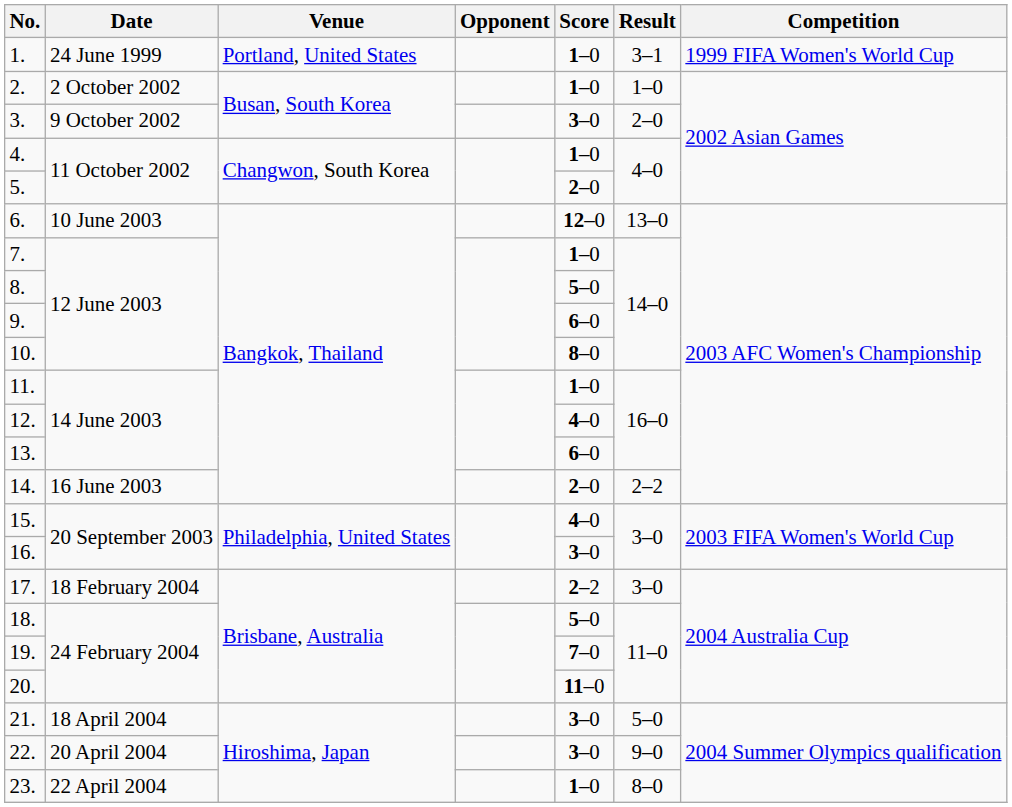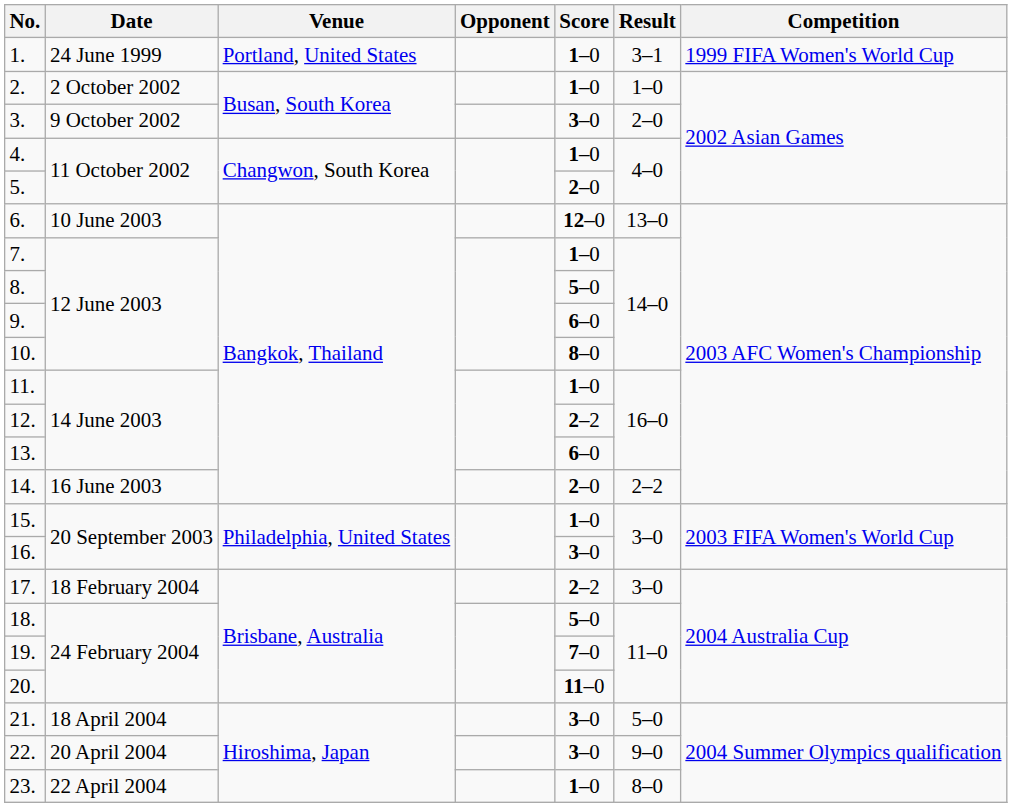(584, 420) 4–0 -> (584, 420) 2–2
(584, 519) 4–0 -> (584, 519) 1–0
